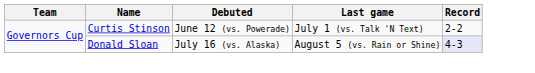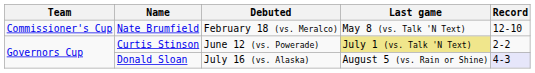+ row: (158, 28)
(359, 28) no background -> (407, 44) khaki background
